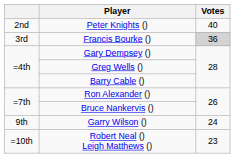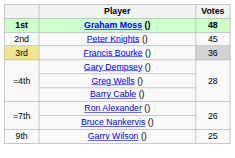+ row: (117, 26)
(213, 26) 40 -> (213, 39) 45
(22, 39) no background -> (22, 53) khaki background
(213, 123) 24 -> (213, 137) 25
- row: (117, 141)
